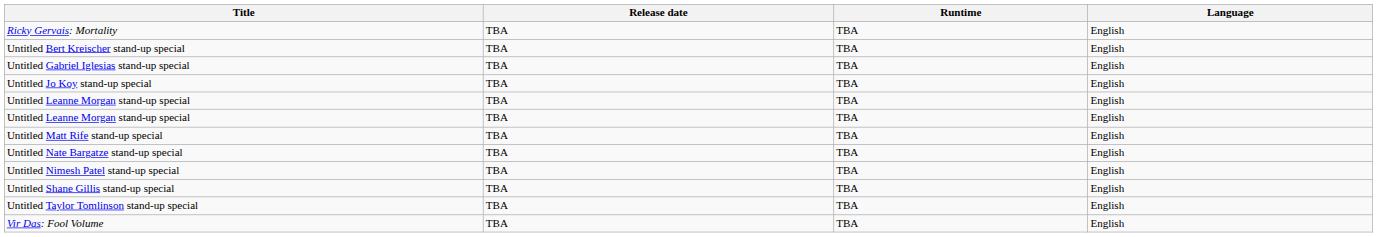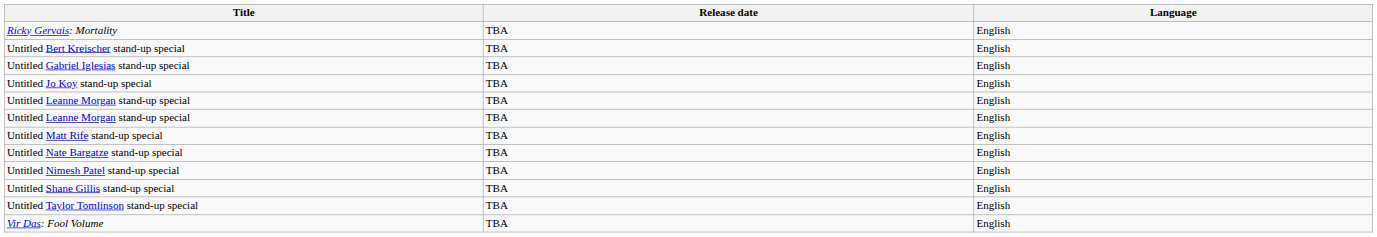- column: (961, 13)
